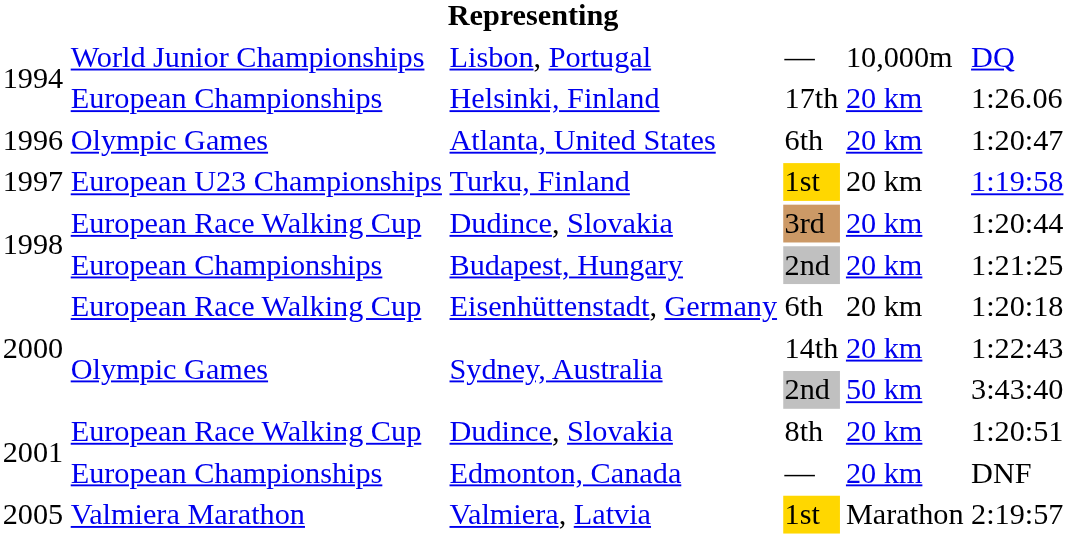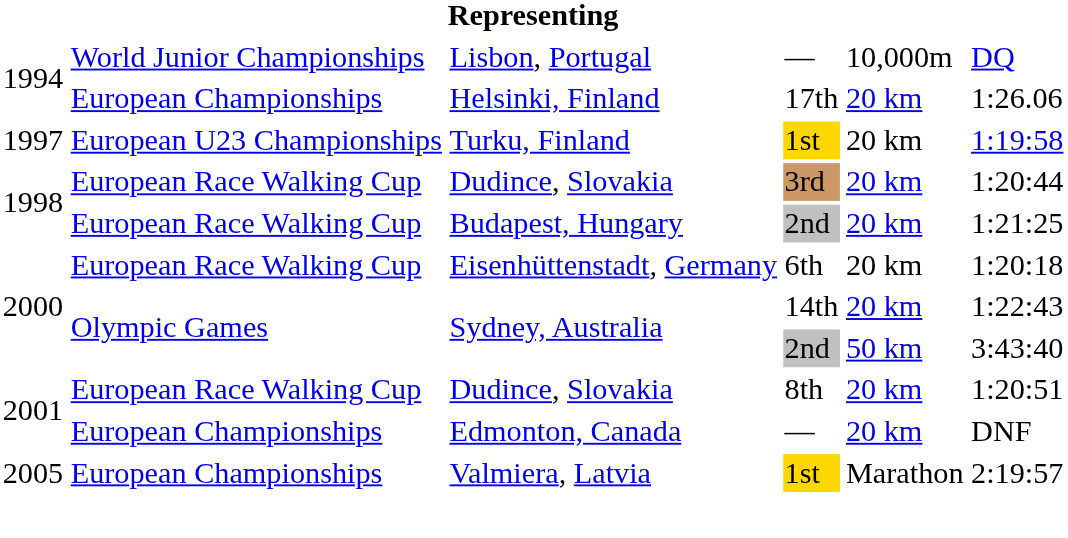- row: (583, 139)
(227, 264) European Championships -> (246, 223) European Race Walking Cup
(188, 514) Valmiera Marathon -> (227, 472) European Championships
